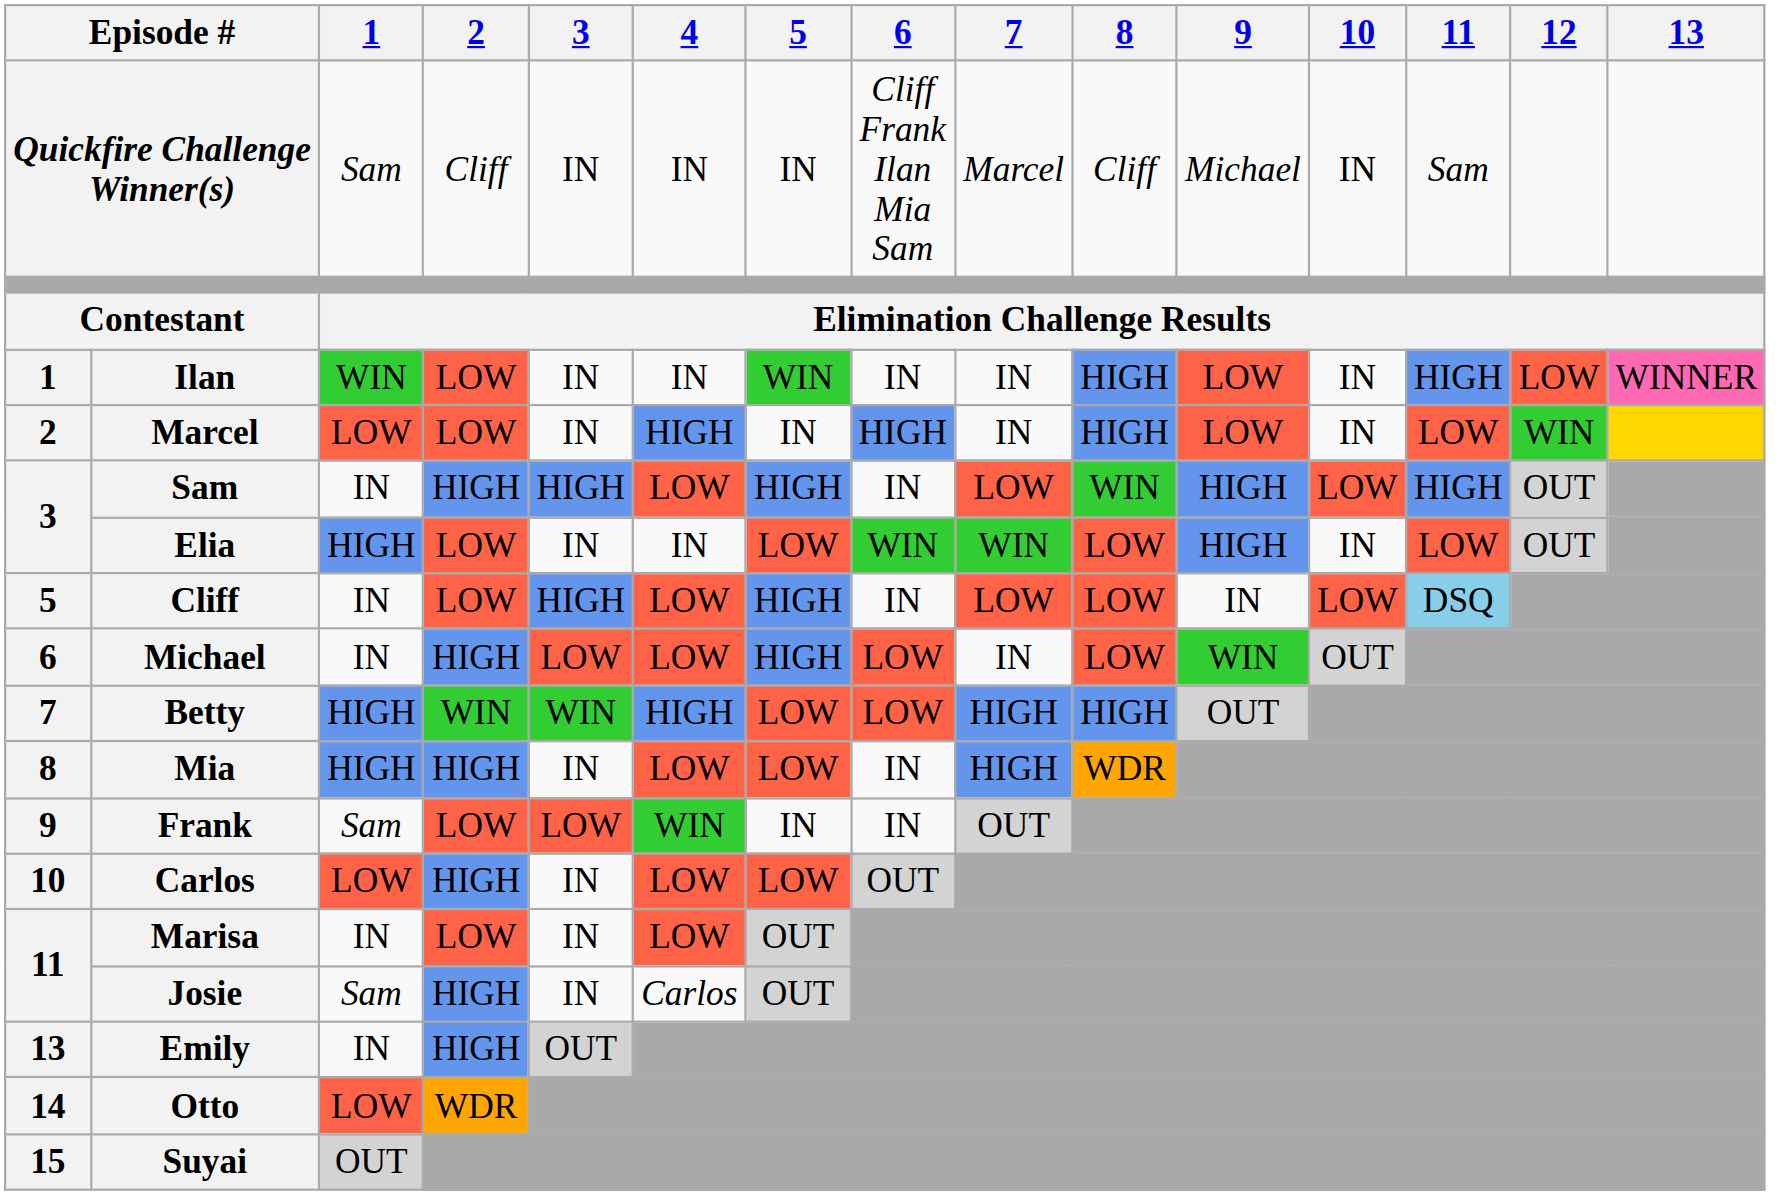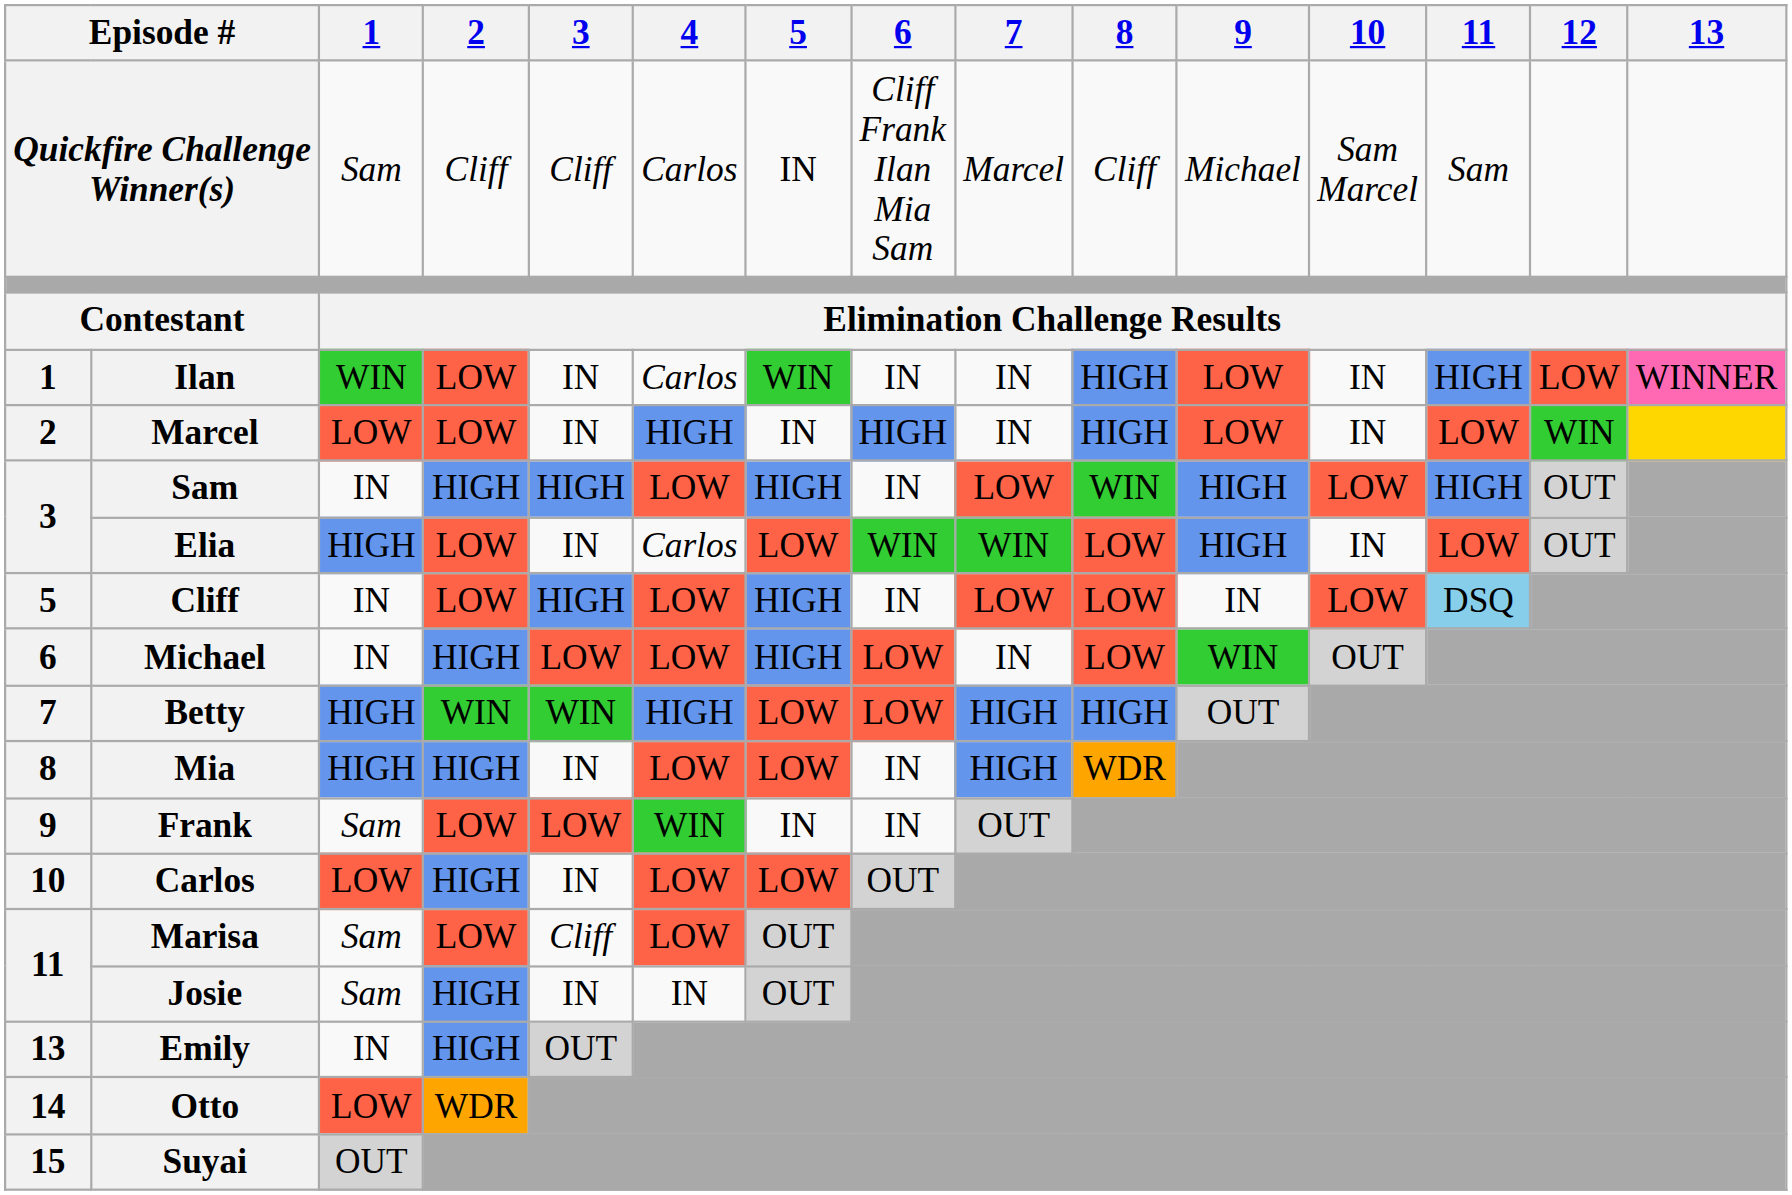(581, 168) IN -> (581, 168) Cliff
(689, 168) IN -> (689, 168) Carlos
(1357, 168) IN -> (1368, 168) Sam Marcel
(689, 376) IN -> (689, 376) Carlos
(689, 544) IN -> (689, 544) Carlos
(371, 936) IN -> (371, 936) Sam
(581, 936) IN -> (581, 936) Cliff
(689, 993) Carlos -> (689, 993) IN
